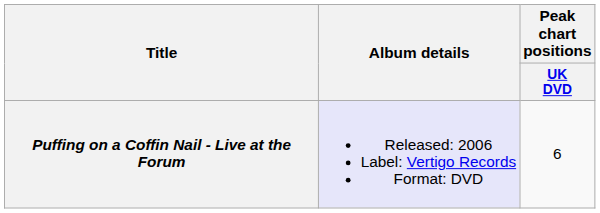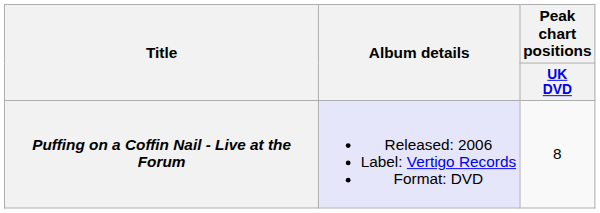(557, 154) 6 -> (557, 154) 8
